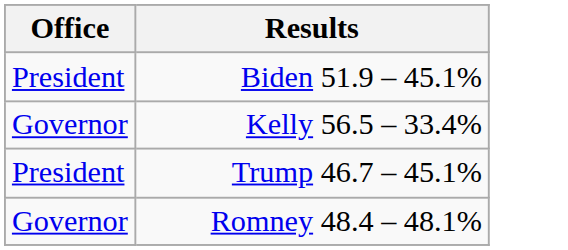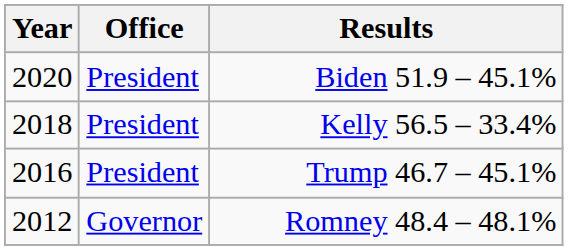+ column: (42, 28)
(70, 124) Governor -> (143, 124) President
